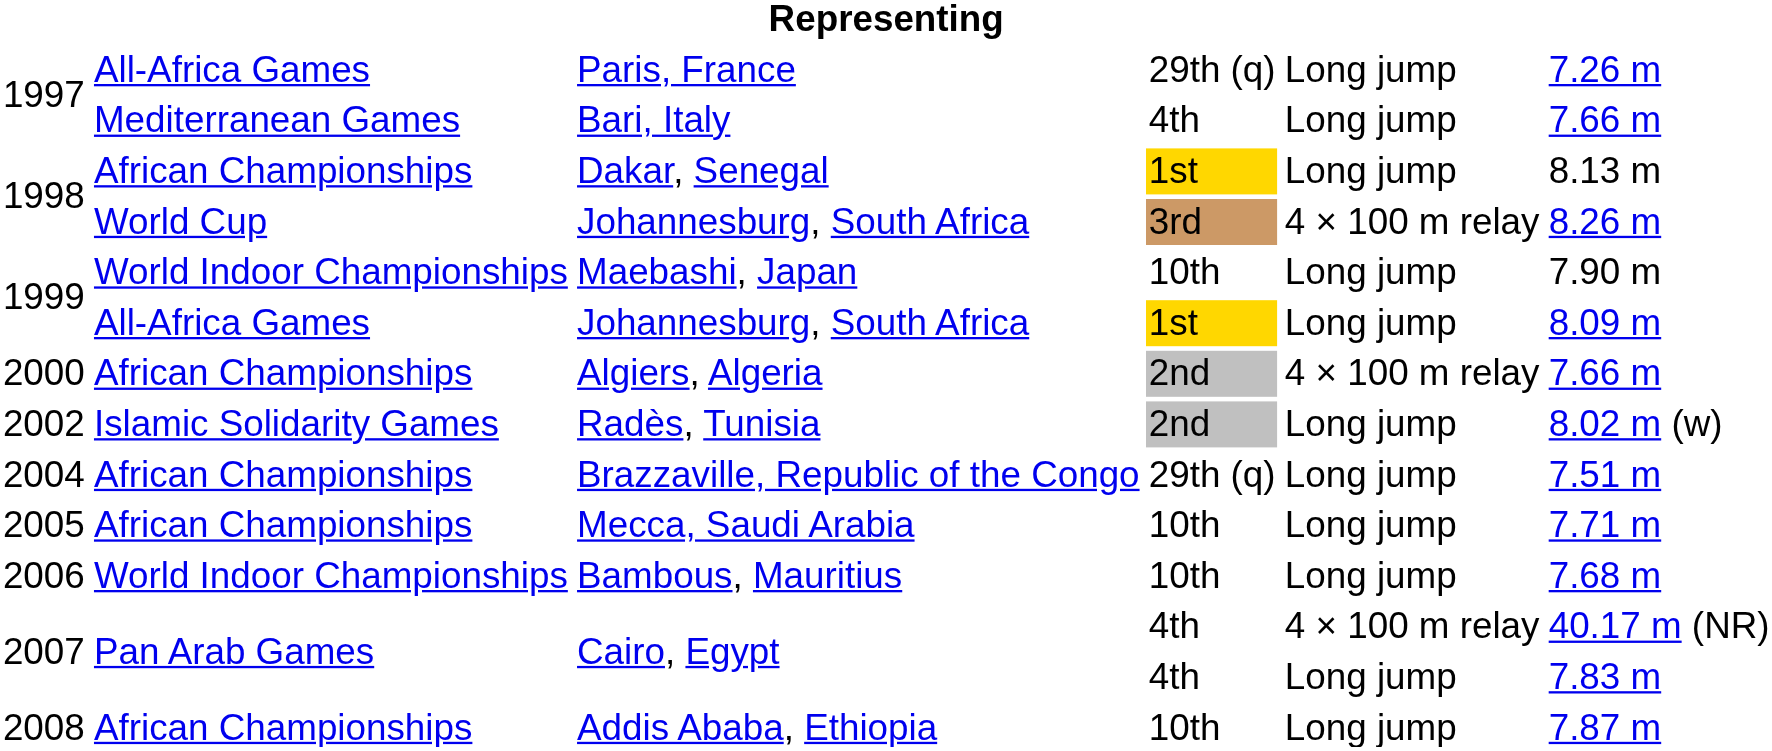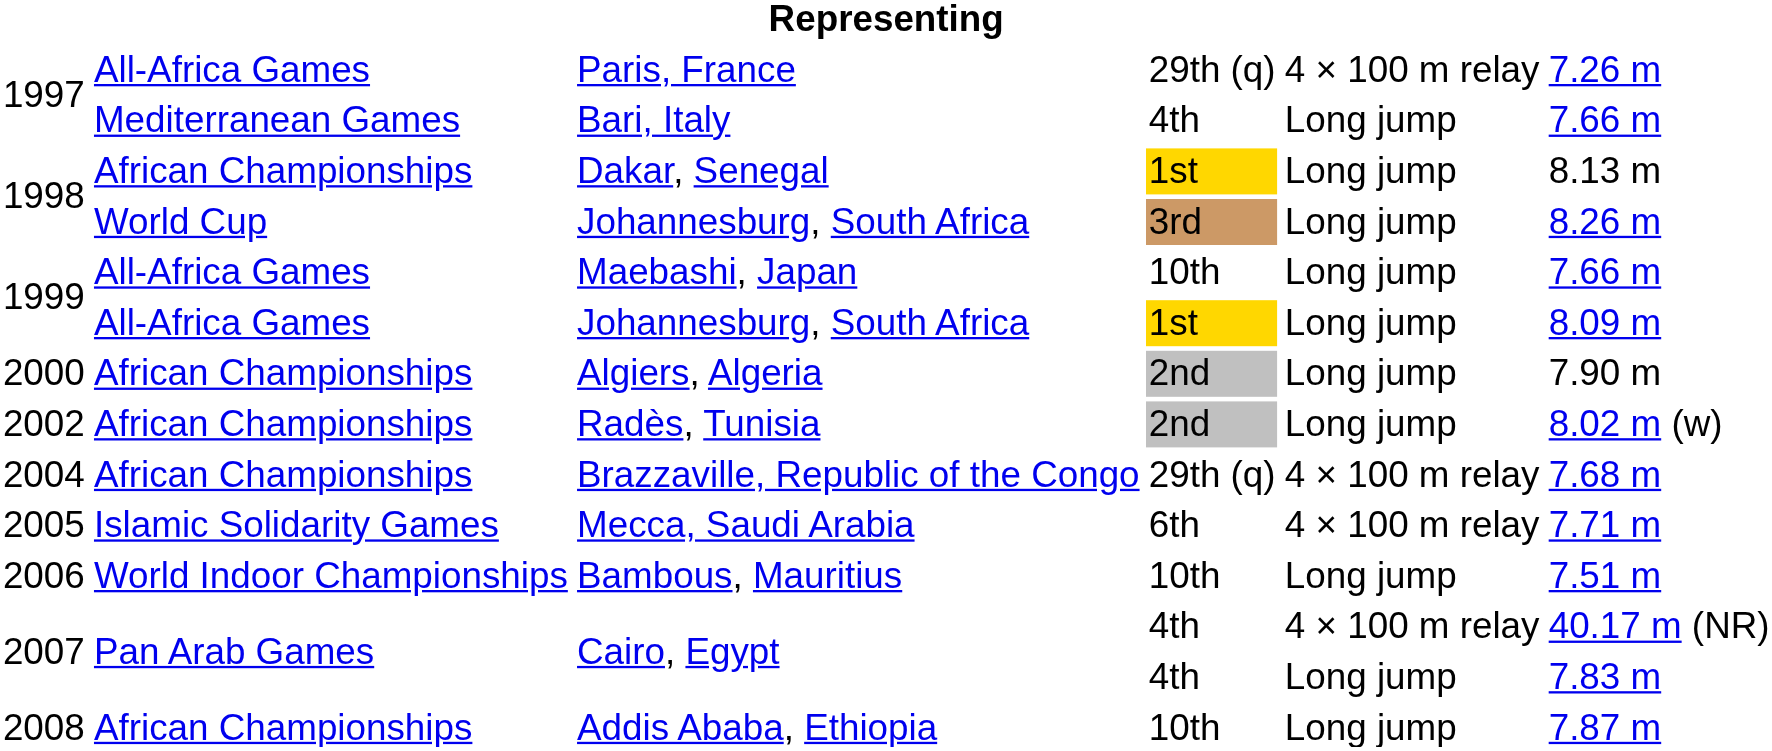(1371, 69) Long jump -> (1412, 69) 4 × 100 m relay
(1412, 221) 4 × 100 m relay -> (1371, 221) Long jump
(331, 271) World Indoor Championships -> (232, 271) All-Africa Games
(1605, 271) 7.90 m -> (1605, 271) 7.66 m
(1412, 373) 4 × 100 m relay -> (1371, 373) Long jump
(1605, 373) 7.66 m -> (1605, 373) 7.90 m
(296, 423) Islamic Solidarity Games -> (283, 423) African Championships
(1371, 474) Long jump -> (1412, 474) 4 × 100 m relay
(1605, 474) 7.51 m -> (1605, 474) 7.68 m
(283, 524) African Championships -> (296, 524) Islamic Solidarity Games
(1185, 524) 10th -> (1174, 524) 6th
(1371, 524) Long jump -> (1412, 524) 4 × 100 m relay
(1605, 575) 7.68 m -> (1605, 575) 7.51 m
